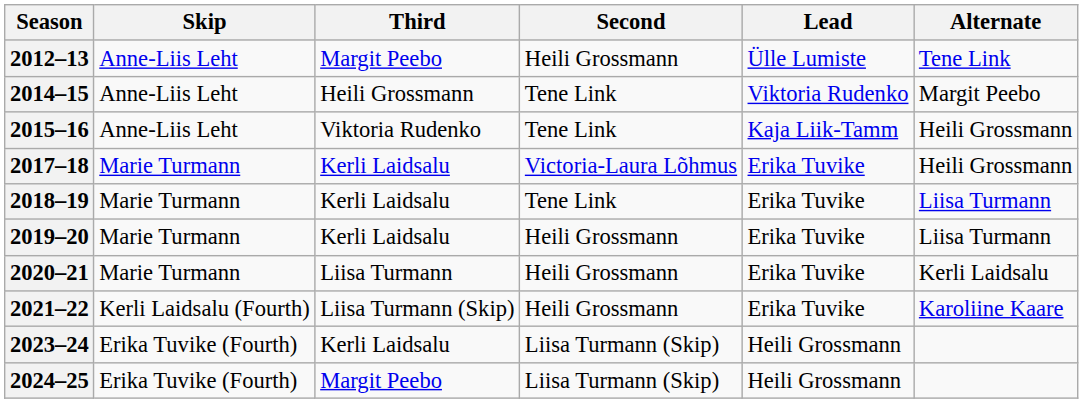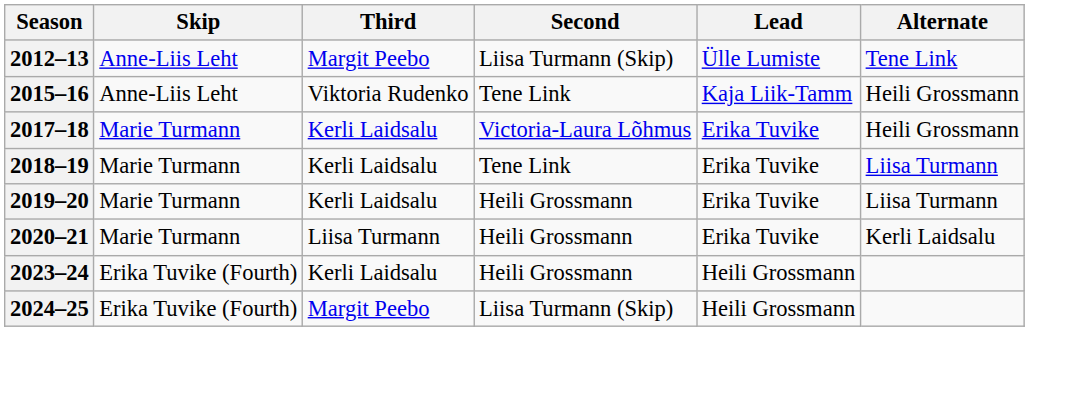(602, 58) Heili Grossmann -> (576, 58) Liisa Turmann (Skip)
- row: (49, 93)
- row: (49, 308)
(622, 344) Liisa Turmann (Skip) -> (556, 272) Heili Grossmann
